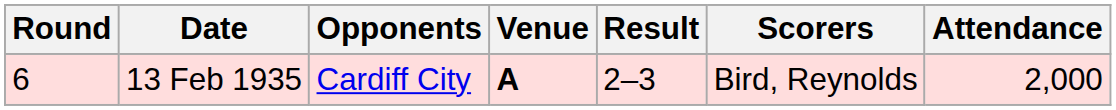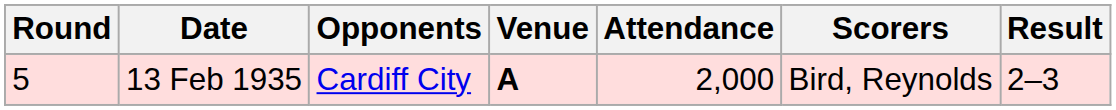columns swapped: (651, 29) <-> (1017, 29)
(21, 79) 6 -> (21, 79) 5
